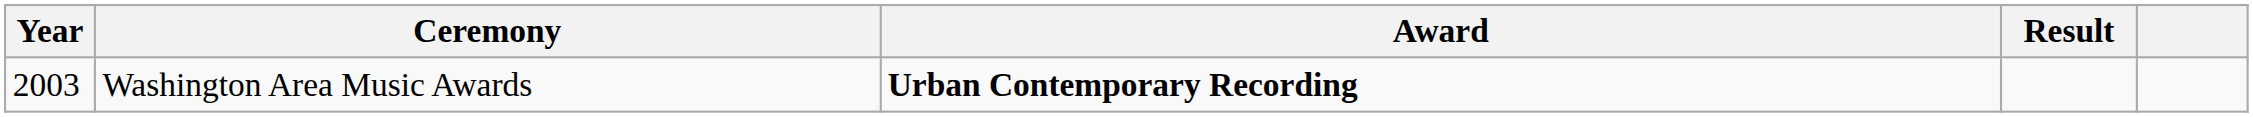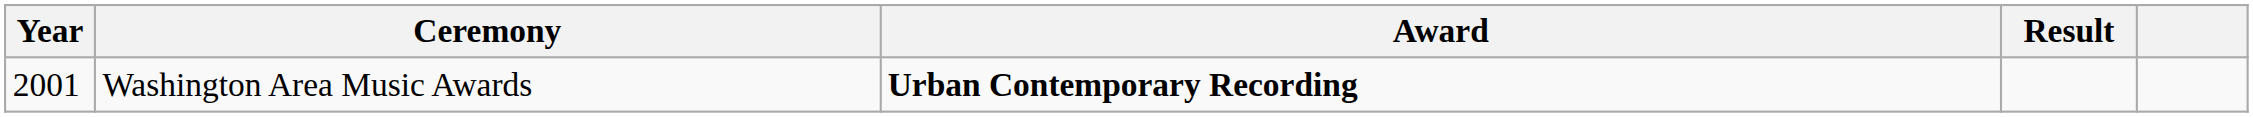(46, 84) 2003 -> (46, 84) 2001
